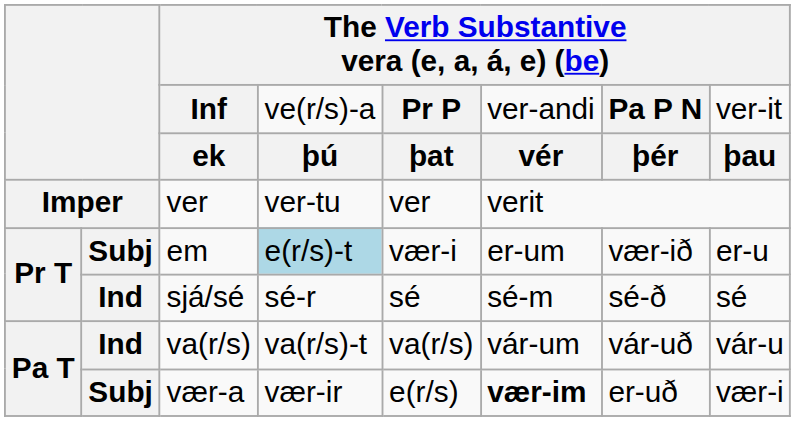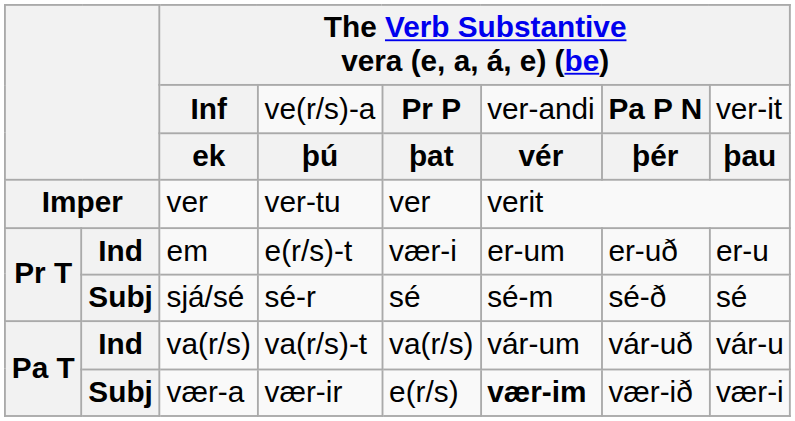(121, 250) Subj -> (121, 250) Ind
(308, 250) lightblue background -> (308, 250) no background
(651, 250) vær-ið -> (643, 250) er-uð
(121, 297) Ind -> (121, 297) Subj
(643, 391) er-uð -> (651, 391) vær-ið
